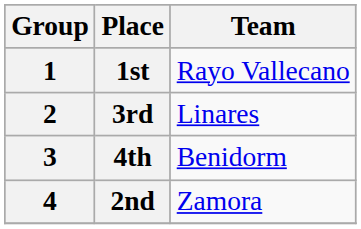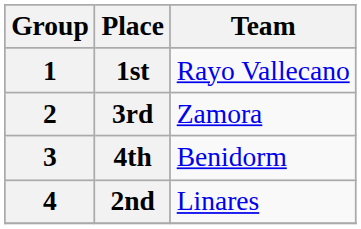(218, 113) Linares -> (220, 113) Zamora
(220, 200) Zamora -> (218, 200) Linares
